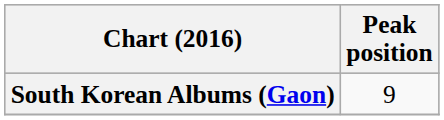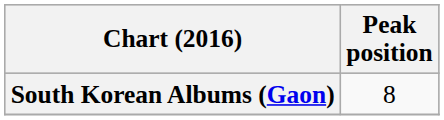(389, 93) 9 -> (389, 93) 8
